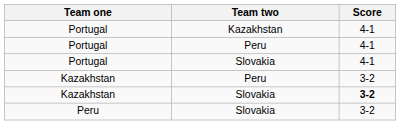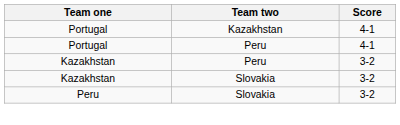- row: (88, 62)
(367, 95) bold -> (367, 78) normal
